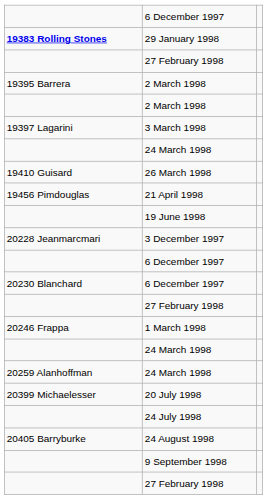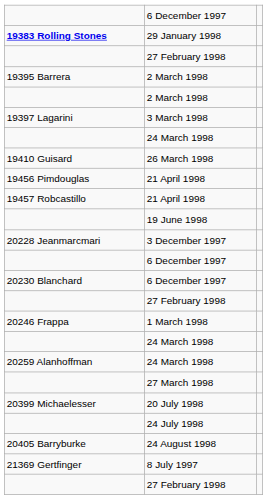+ row: (46, 199)
+ row: (74, 382)
- row: (73, 461)
+ row: (44, 464)
